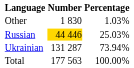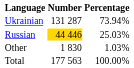rows swapped: (24, 48) <-> (16, 21)
